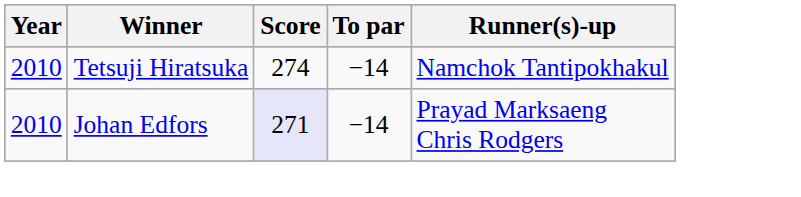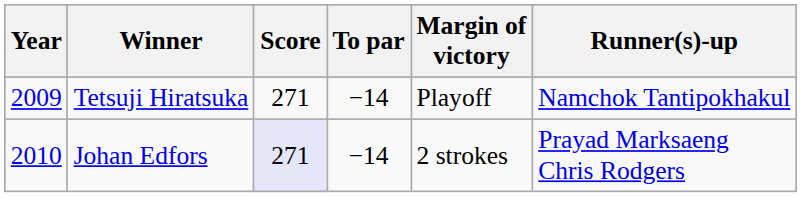+ column: (471, 40)
(36, 67) 2010 -> (36, 98) 2009
(290, 67) 274 -> (290, 98) 271
